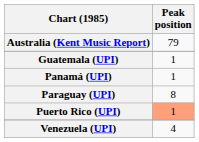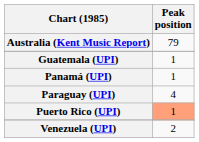(173, 94) 8 -> (173, 94) 4
(173, 128) 4 -> (173, 128) 2
